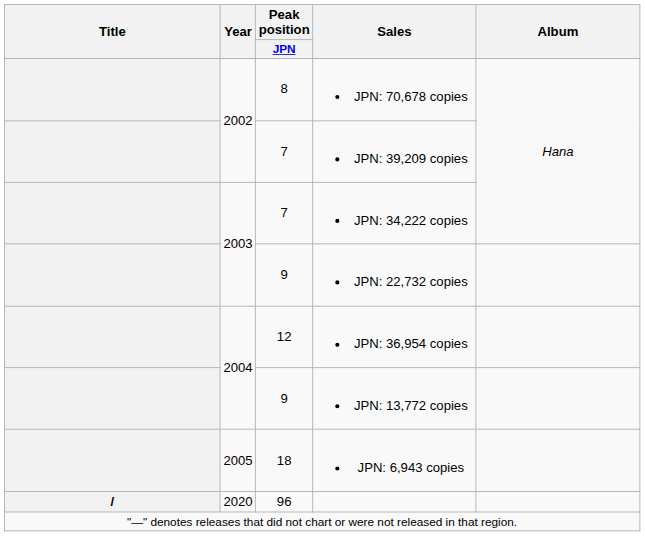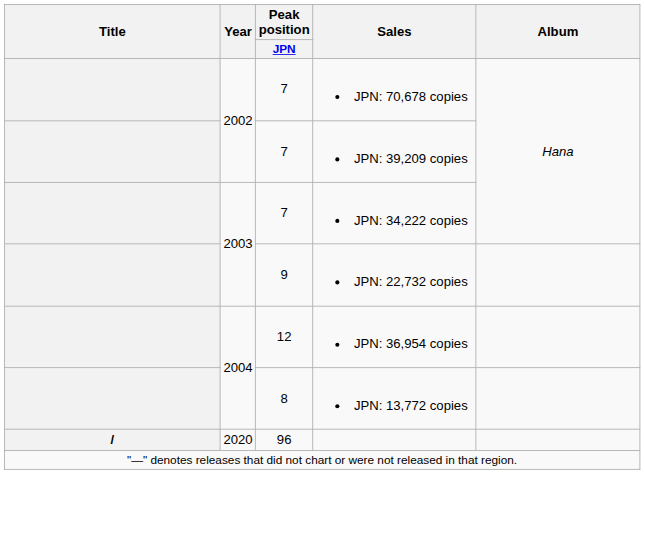(284, 89) 8 -> (284, 89) 7
(284, 398) 9 -> (284, 398) 8
- row: (394, 468)
